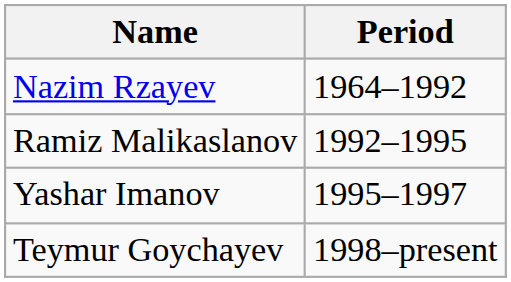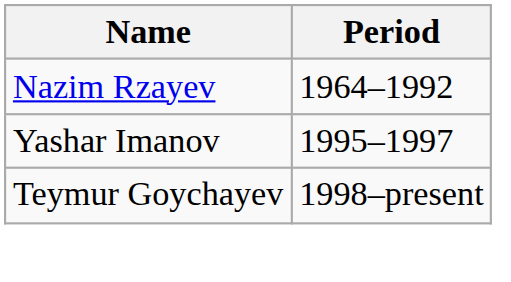- row: (155, 140)
